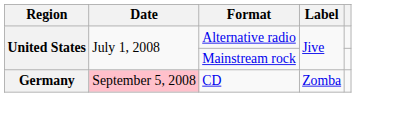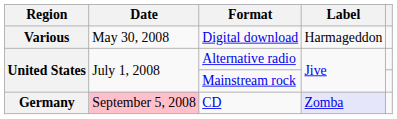+ row: (250, 37)
(322, 80) no background -> (324, 102) lavender background
